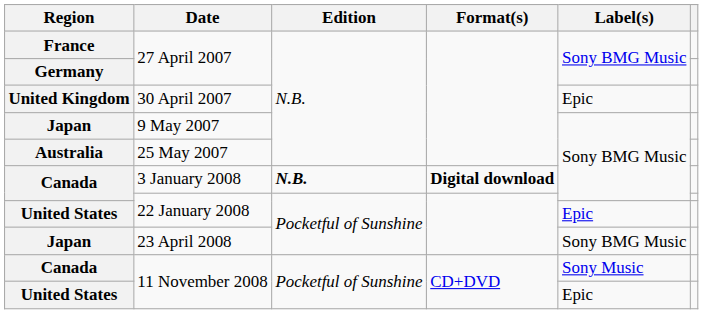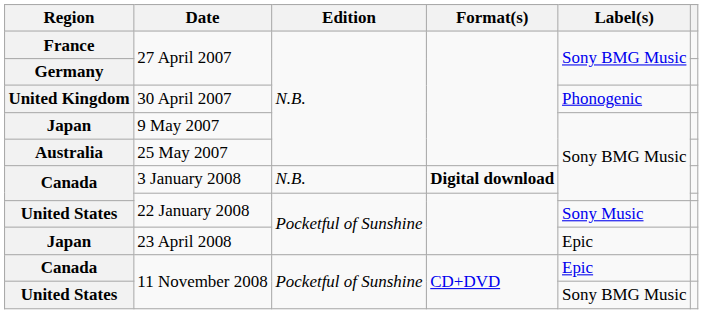(578, 98) Epic -> (602, 98) Phonogenic
(292, 179) bold -> (291, 179) normal
(578, 214) Epic -> (603, 214) Sony Music
(624, 240) Sony BMG Music -> (578, 240) Epic
(603, 267) Sony Music -> (578, 267) Epic
(578, 294) Epic -> (624, 294) Sony BMG Music
